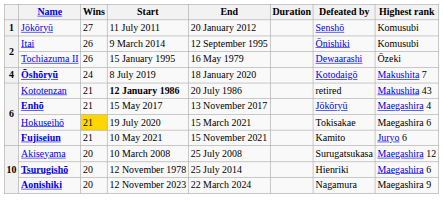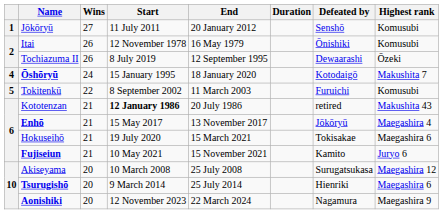(137, 43) 9 March 2014 -> (148, 43) 12 November 1978
(229, 43) 12 September 1995 -> (217, 43) 16 May 1979
(142, 59) 15 January 1995 -> (133, 59) 8 July 2019
(217, 59) 16 May 1979 -> (229, 59) 12 September 1995
(133, 75) 8 July 2019 -> (142, 75) 15 January 1995
+ row: (41, 91)
(88, 122) gold background -> (88, 138) no background
(148, 169) 12 November 1978 -> (137, 185) 9 March 2014
